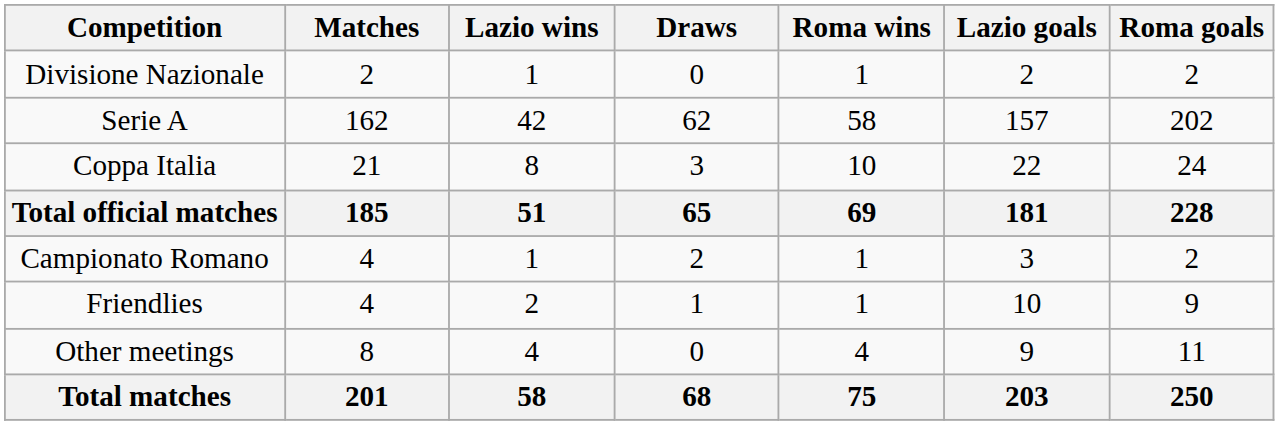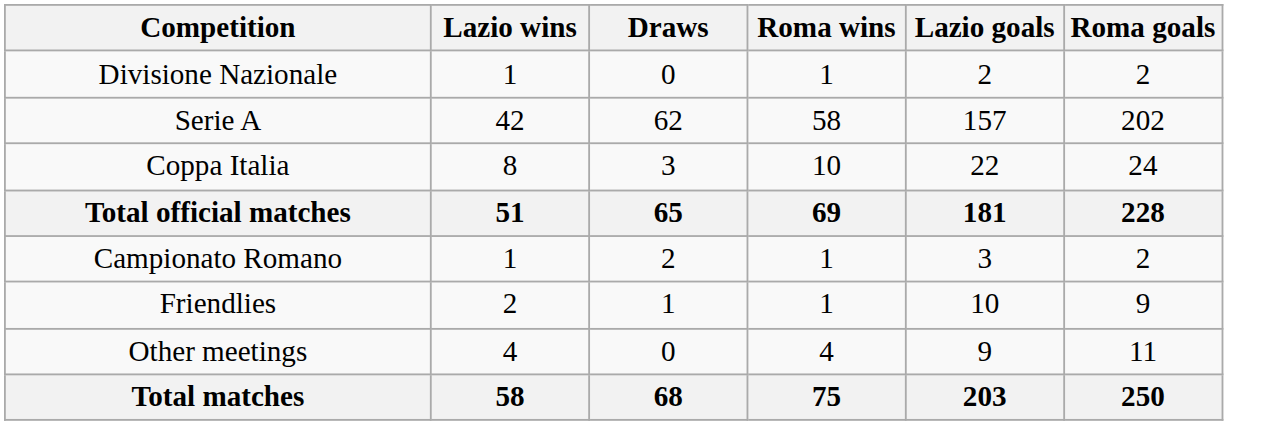- column: (367, 27)
